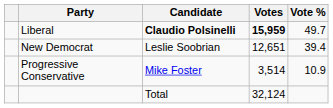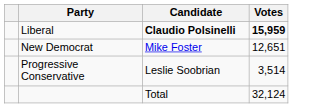- column: (308, 13)
(182, 47) Leslie Soobrian -> (173, 47) Mike Foster
(173, 71) Mike Foster -> (182, 71) Leslie Soobrian
